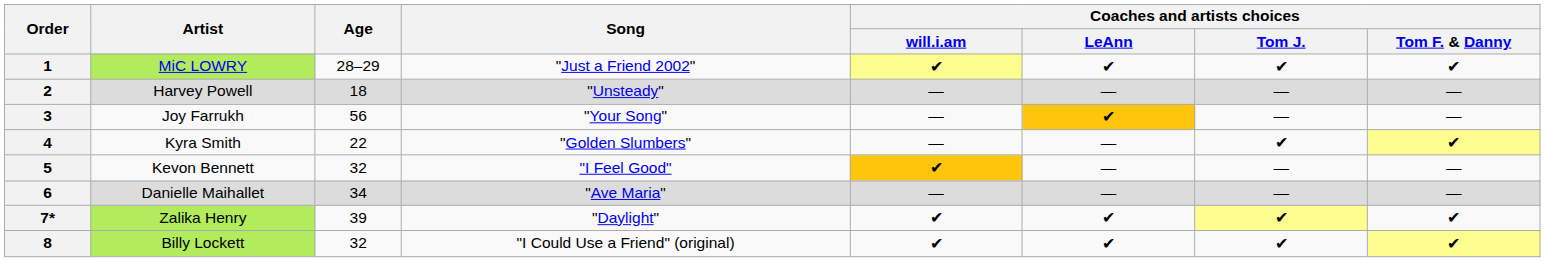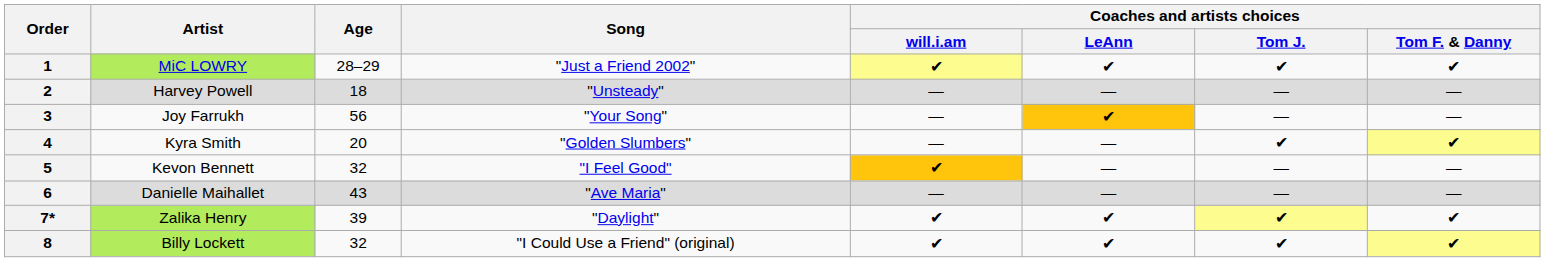(358, 142) 22 -> (358, 142) 20
(358, 192) 34 -> (358, 192) 43
